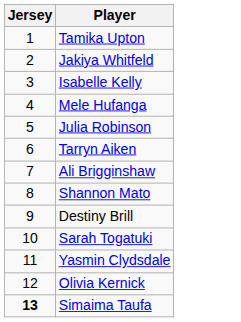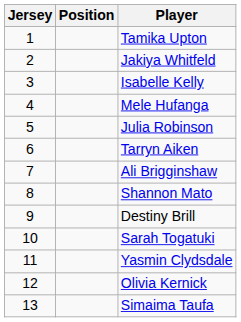+ column: (87, 15)
(30, 305) bold -> (30, 305) normal
